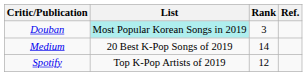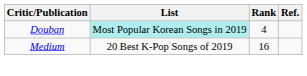(264, 29) 3 -> (264, 29) 4
(264, 46) 14 -> (264, 46) 16
- row: (47, 63)
